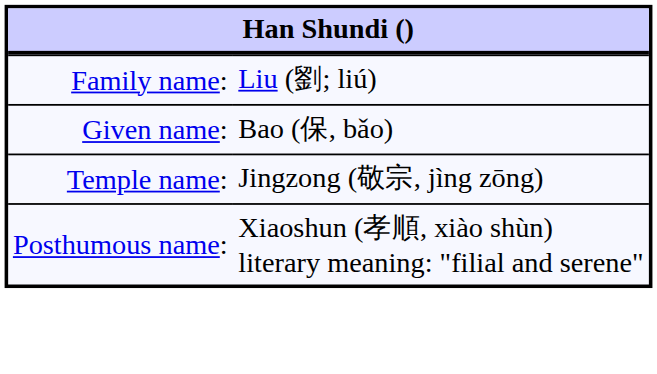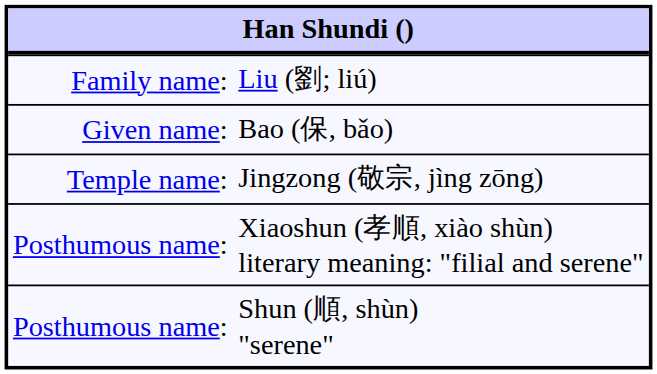+ row: (328, 326)
